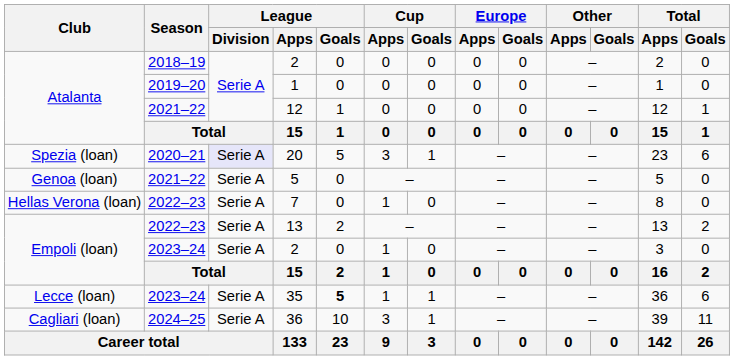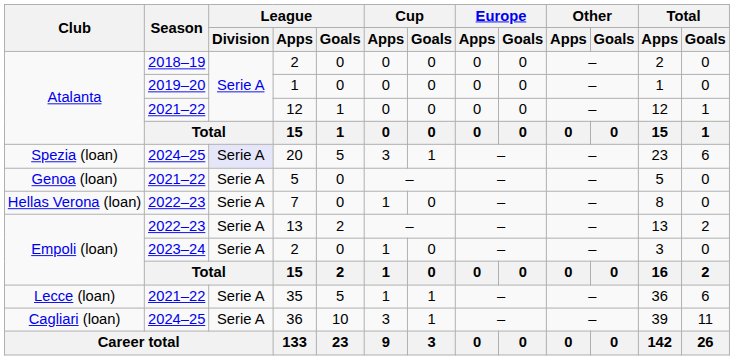(177, 156) 2020–21 -> (177, 156) 2024–25
(177, 296) 2023–24 -> (177, 296) 2021–22
(340, 296) bold -> (340, 296) normal
